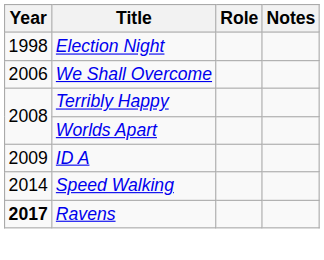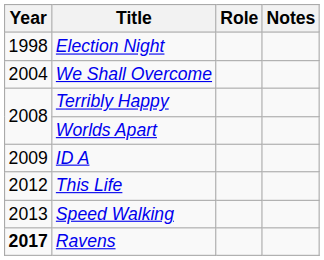(28, 74) 2006 -> (28, 74) 2004
+ row: (89, 185)
(28, 185) 2014 -> (28, 213) 2013
